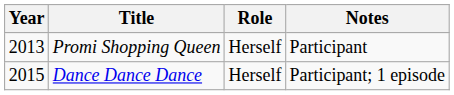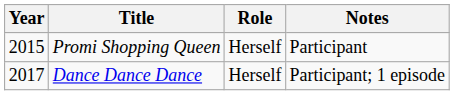(27, 47) 2013 -> (27, 47) 2015
(27, 75) 2015 -> (27, 75) 2017
